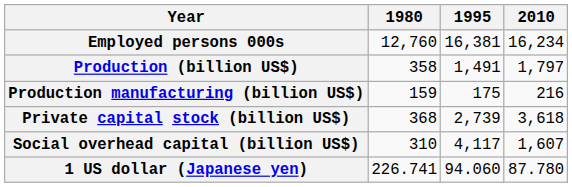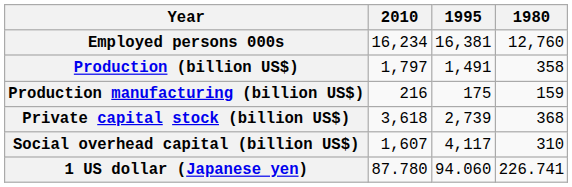columns swapped: (536, 17) <-> (404, 17)
